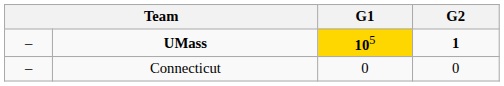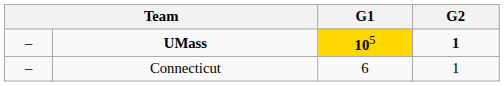(365, 69) 0 -> (365, 69) 6
(456, 69) 0 -> (456, 69) 1
